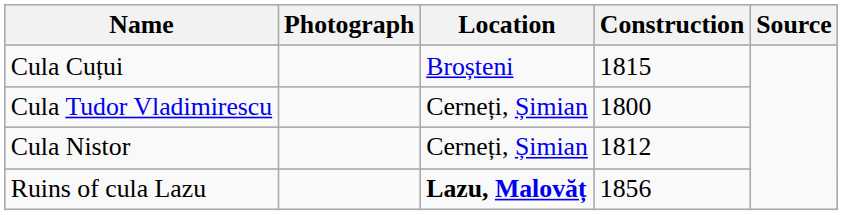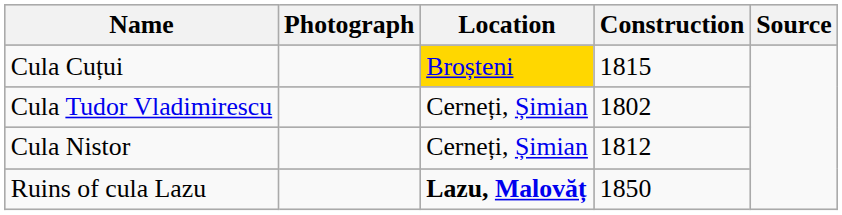(470, 65) no background -> (470, 65) gold background
(626, 106) 1800 -> (626, 106) 1802
(626, 188) 1856 -> (626, 188) 1850
